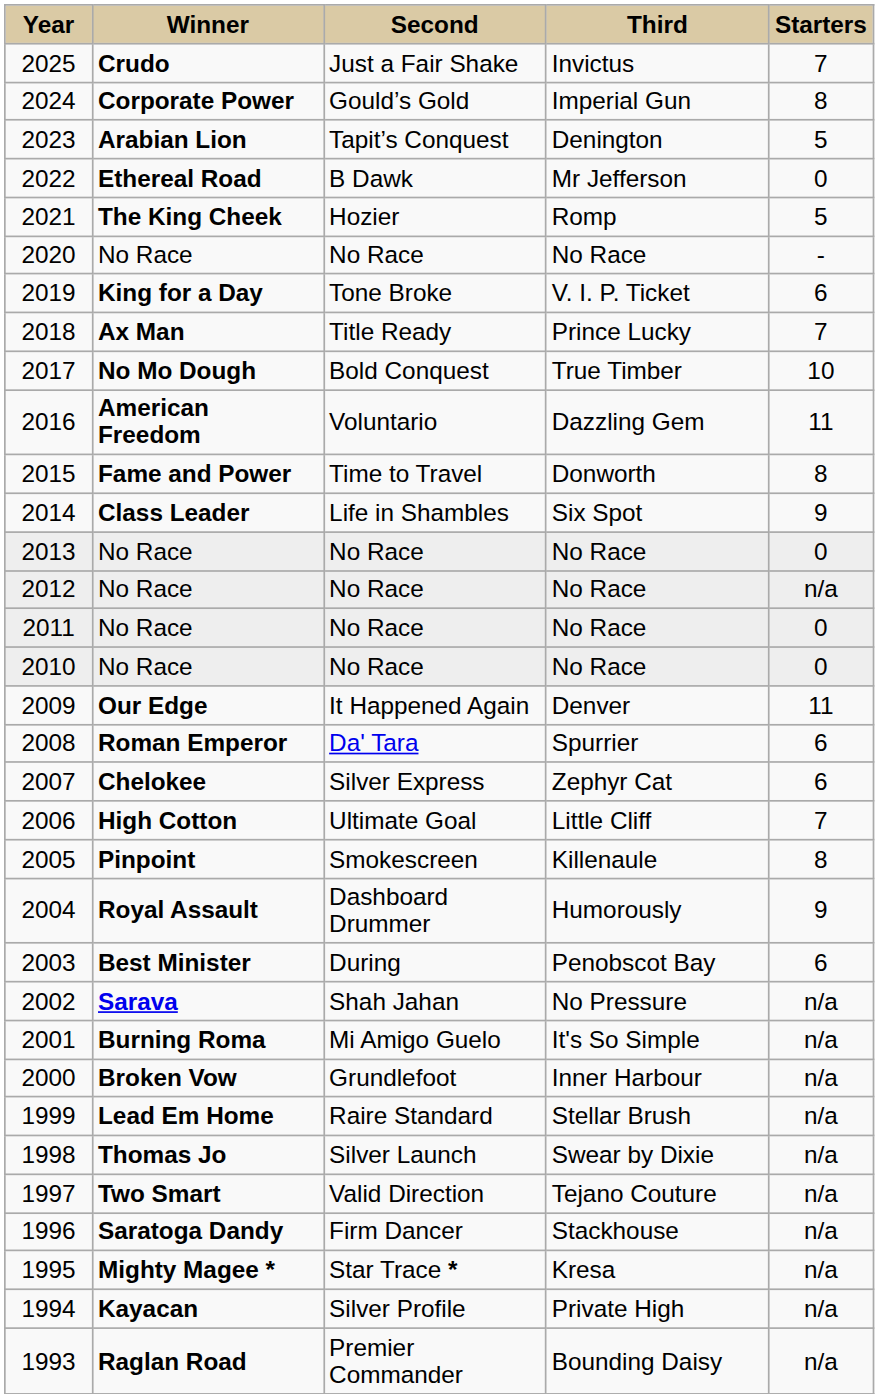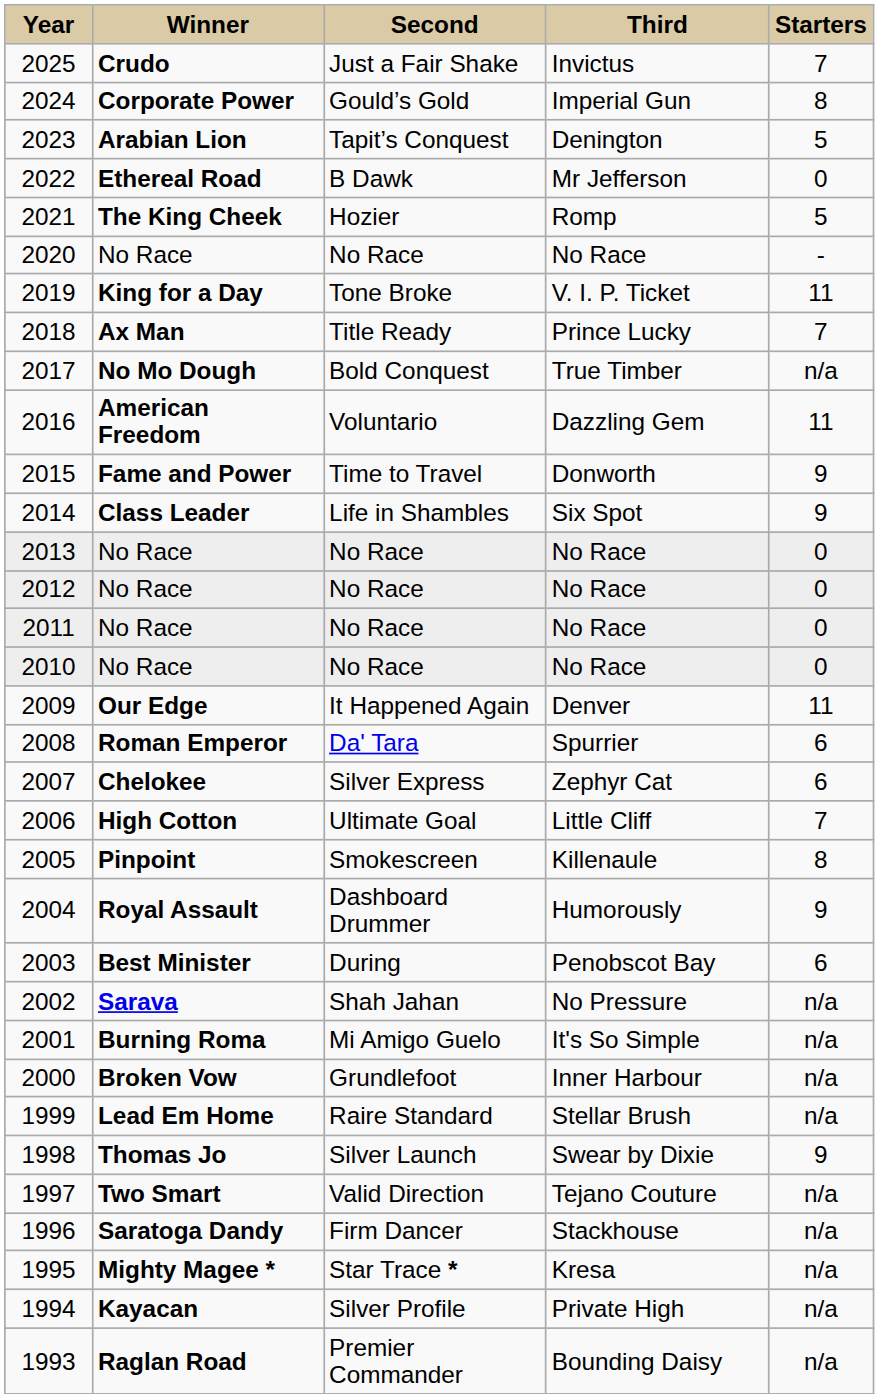(821, 294) 6 -> (821, 294) 11
(821, 370) 10 -> (821, 370) n/a
(821, 474) 8 -> (821, 474) 9
(821, 590) n/a -> (821, 590) 0
(821, 1155) n/a -> (821, 1155) 9
